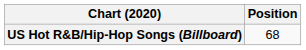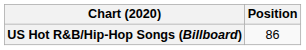(273, 34) 68 -> (273, 34) 86
